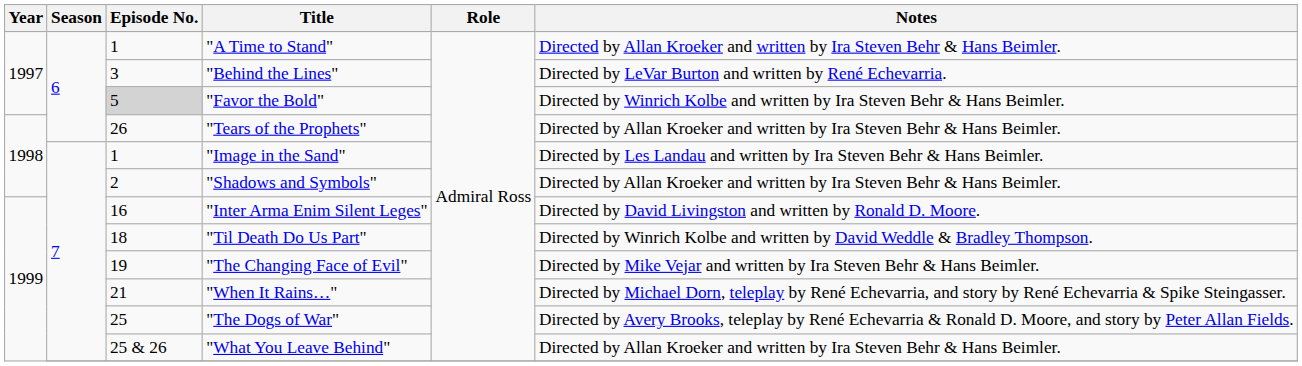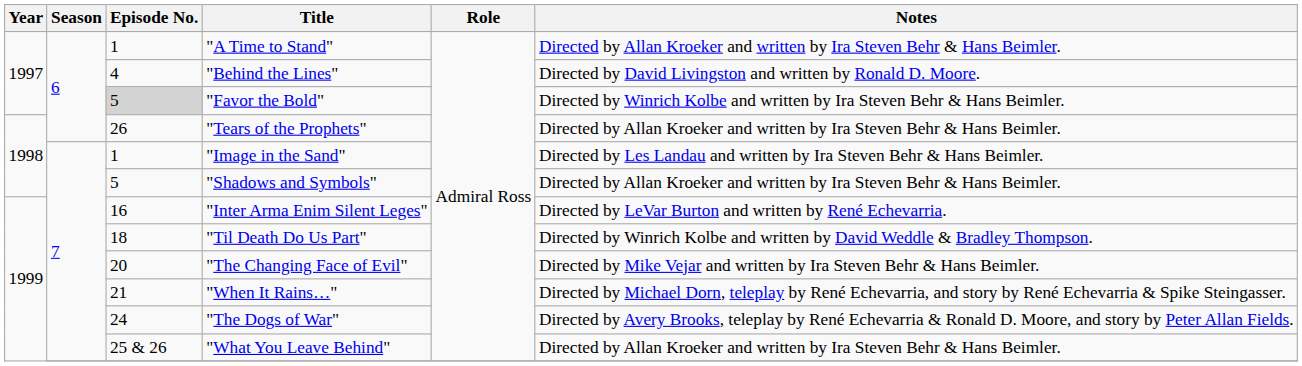(114, 73) 3 -> (114, 73) 4
(743, 73) Directed by LeVar Burton and written by René Echevarria. -> (760, 73) Directed by David Livingston and written by Ronald D. Moore.
(114, 182) 2 -> (114, 182) 5
(760, 210) Directed by David Livingston and written by Ronald D. Moore. -> (743, 210) Directed by LeVar Burton and written by René Echevarria.
(119, 264) 19 -> (119, 264) 20
(119, 319) 25 -> (119, 319) 24
